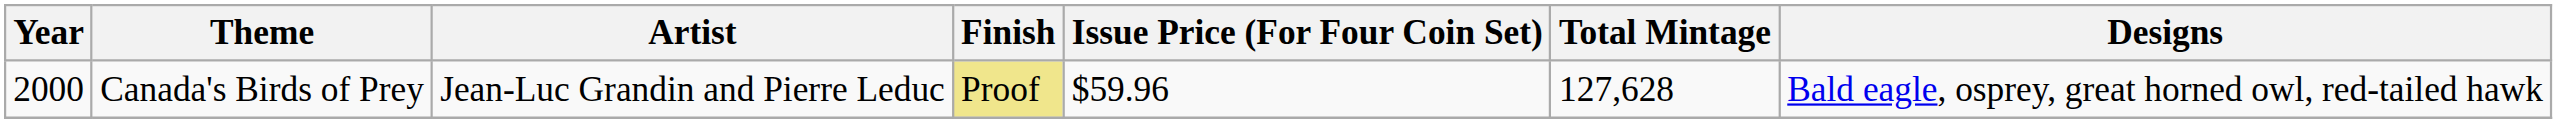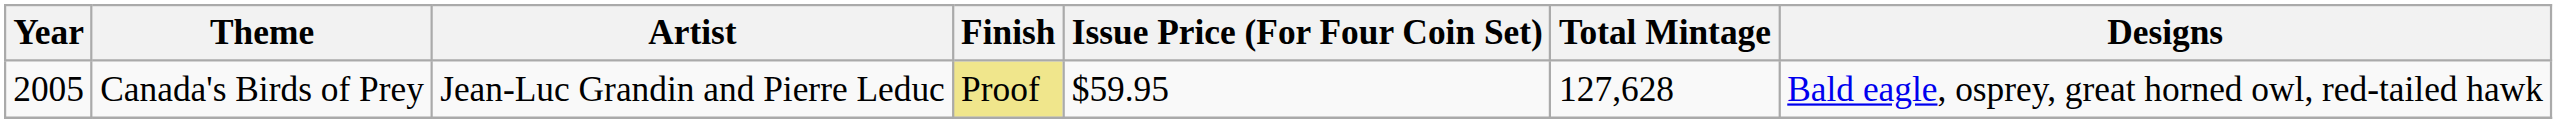(49, 88) 2000 -> (49, 88) 2005
(1120, 88) $59.96 -> (1120, 88) $59.95
